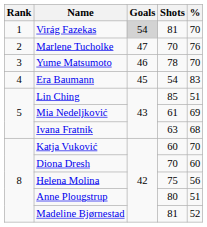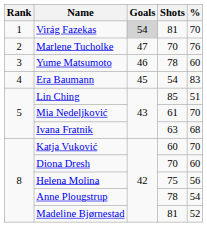(195, 63) 70 -> (195, 63) 60
(195, 113) 69 -> (195, 113) 70
(172, 197) 80 -> (172, 197) 78
(195, 197) 51 -> (195, 197) 54
